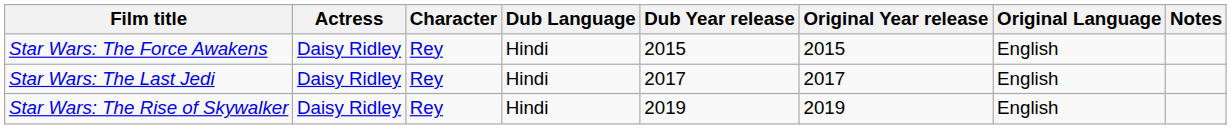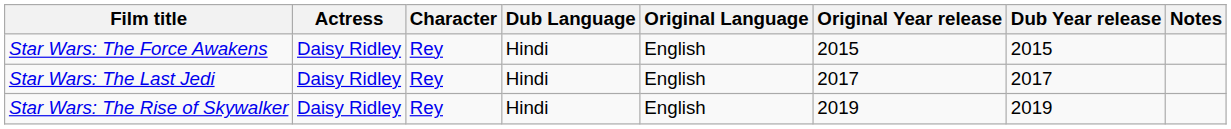columns swapped: (1079, 19) <-> (720, 19)
